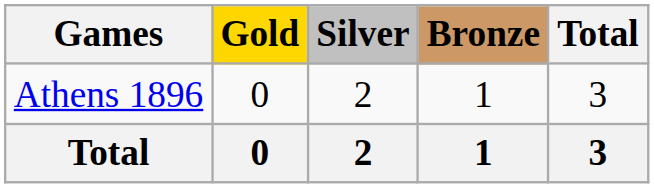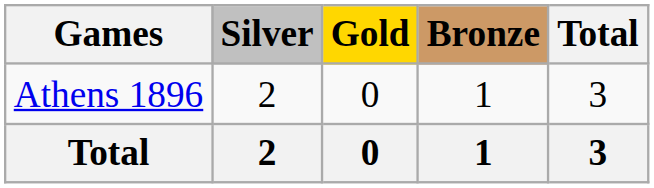columns swapped: (260, 34) <-> (363, 34)
